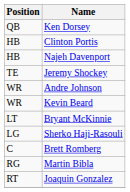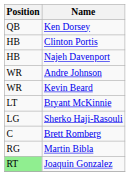- row: (76, 73)
(12, 179) no background -> (12, 164) lightgreen background
